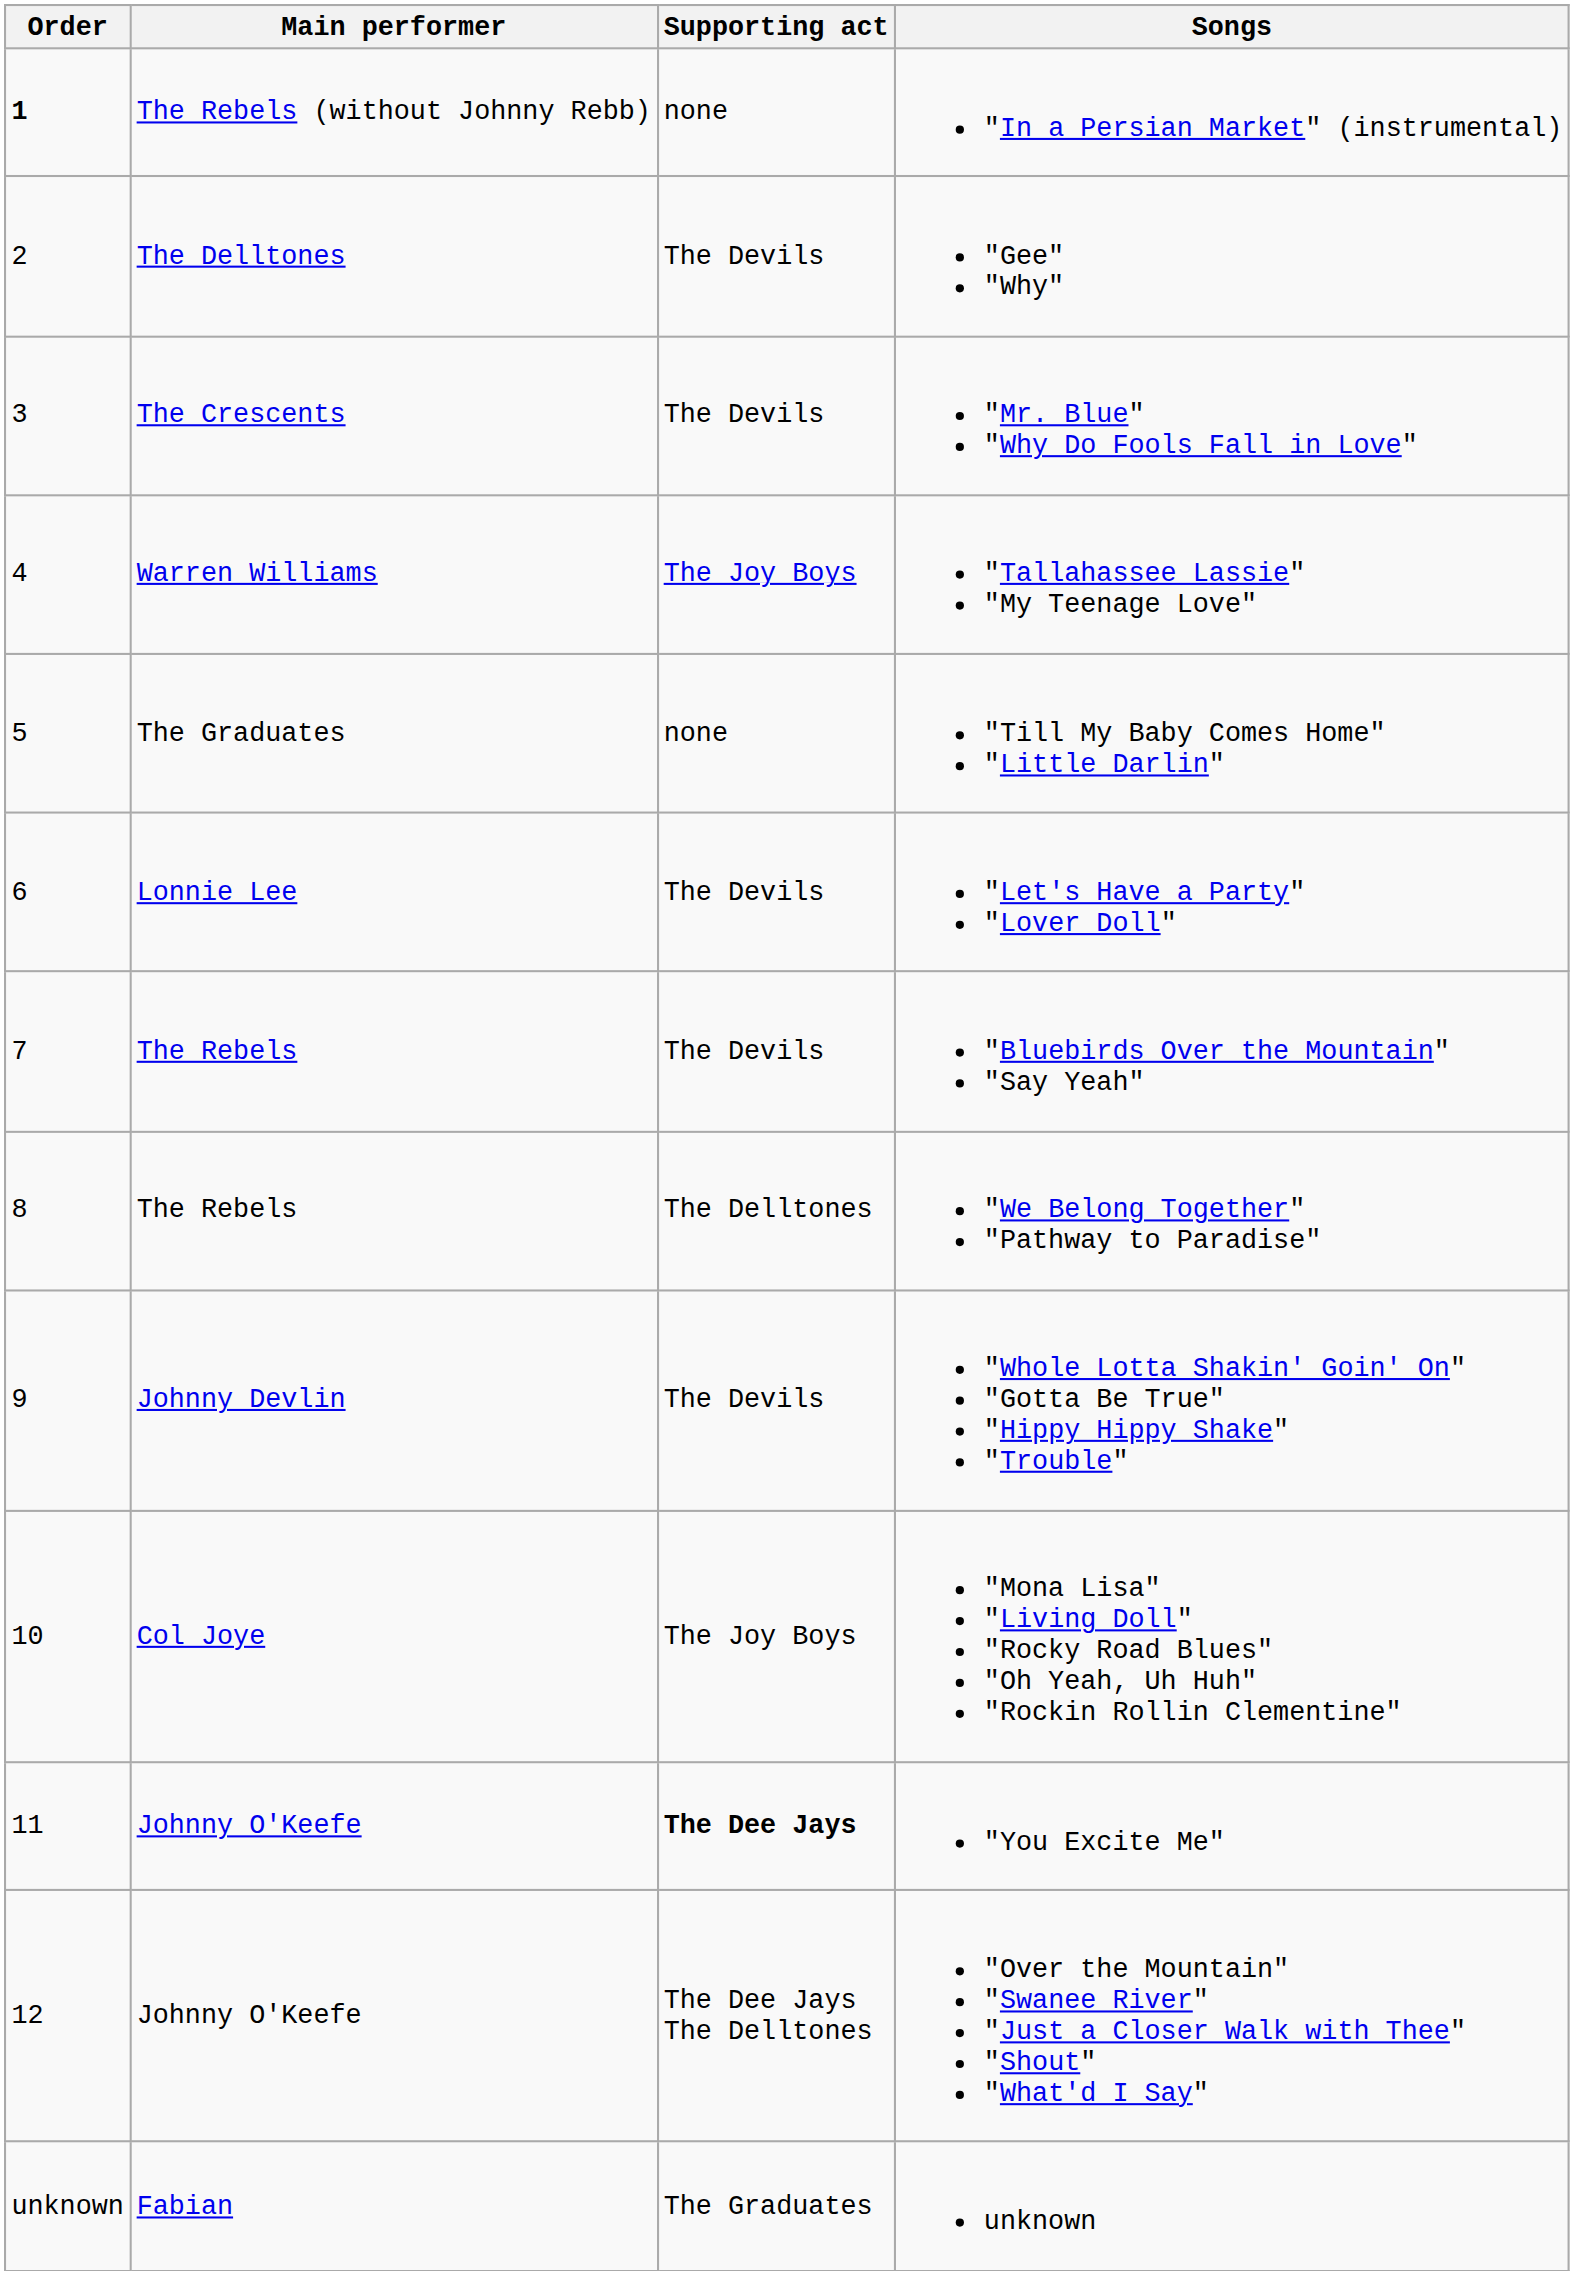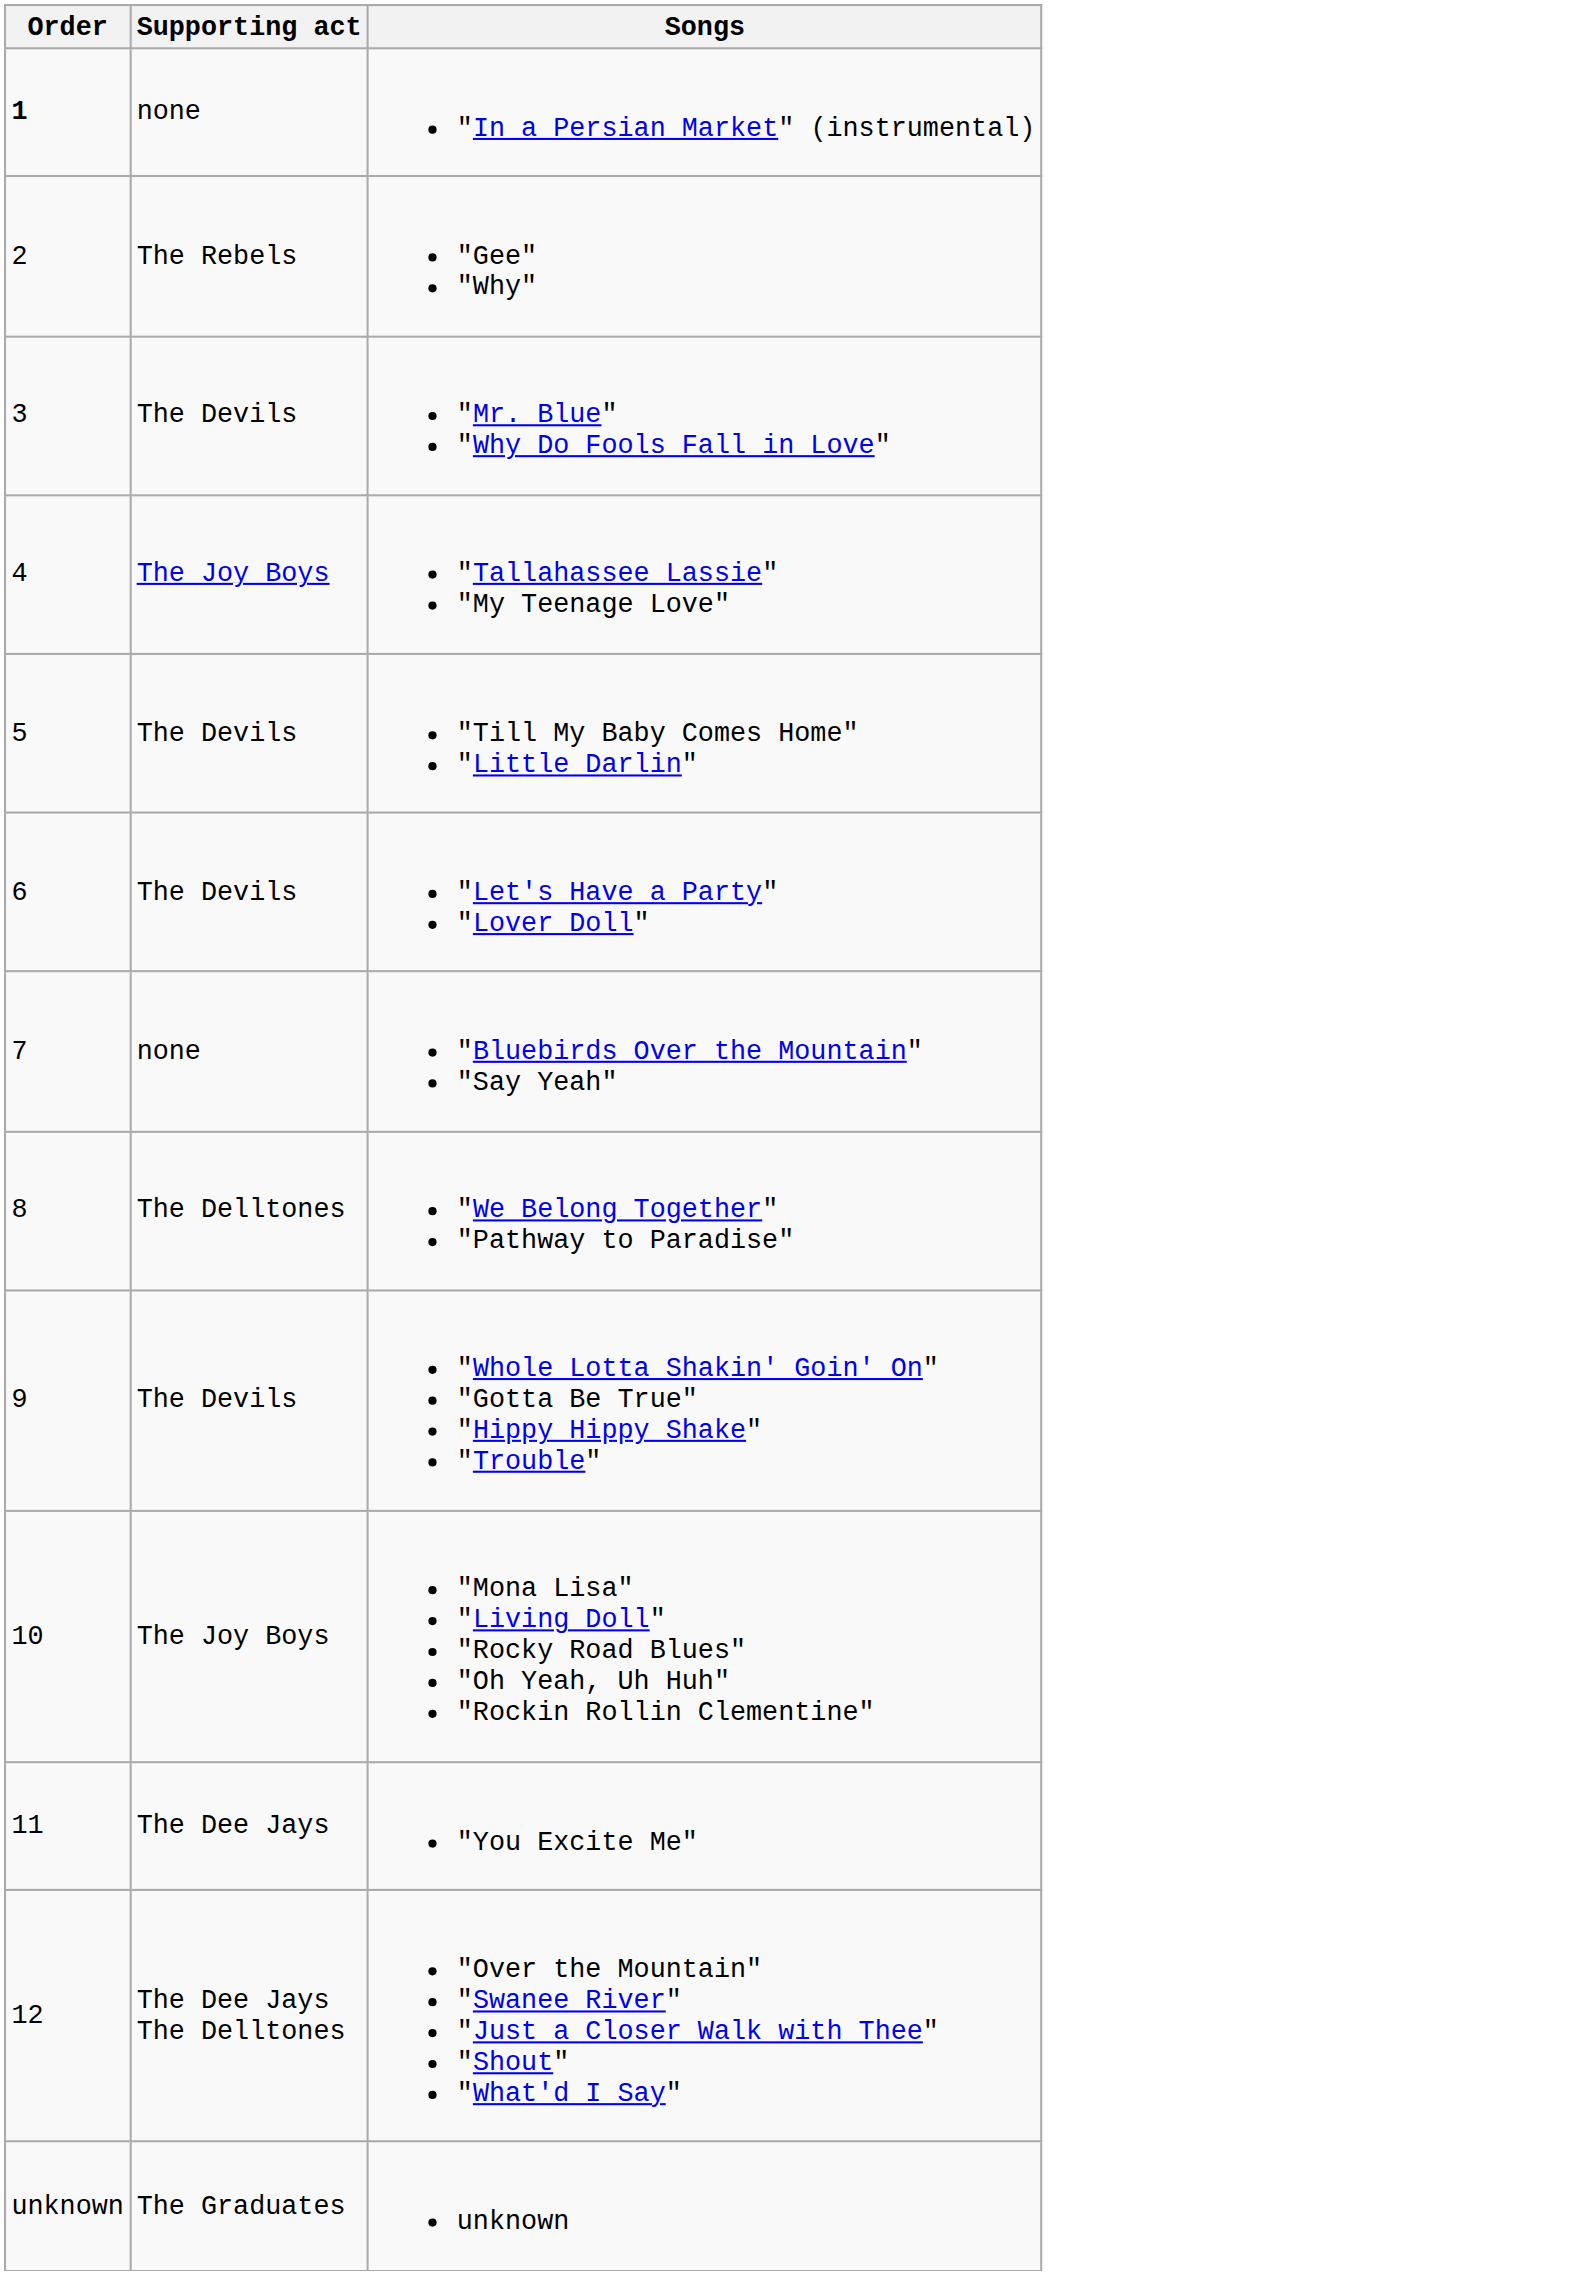- column: (394, 27)
(744, 256) The Devils -> (217, 256) The Rebels
(696, 733) none -> (217, 733) The Devils
(744, 1051) The Devils -> (169, 1051) none
(760, 1826) bold -> (233, 1826) normal
